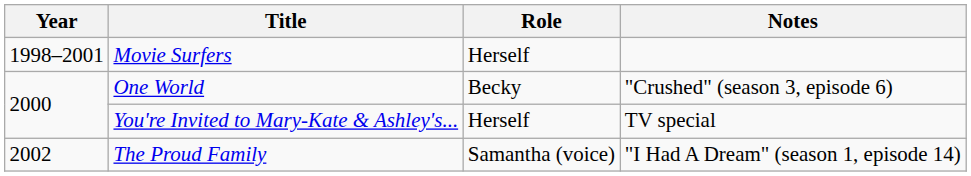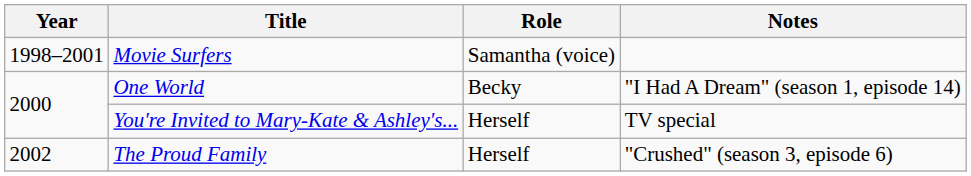(499, 54) Herself -> (541, 54) Samantha (voice)
(759, 87) "Crushed" (season 3, episode 6) -> (793, 87) "I Had A Dream" (season 1, episode 14)
(541, 154) Samantha (voice) -> (499, 154) Herself
(793, 154) "I Had A Dream" (season 1, episode 14) -> (759, 154) "Crushed" (season 3, episode 6)
